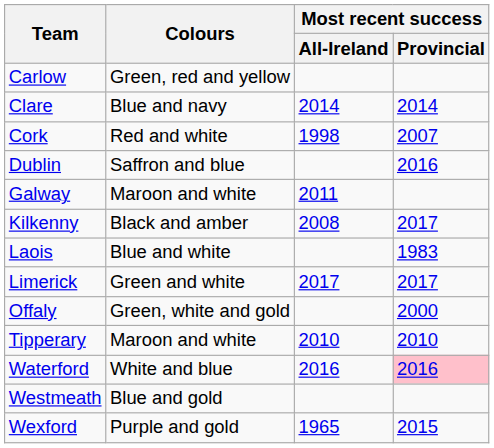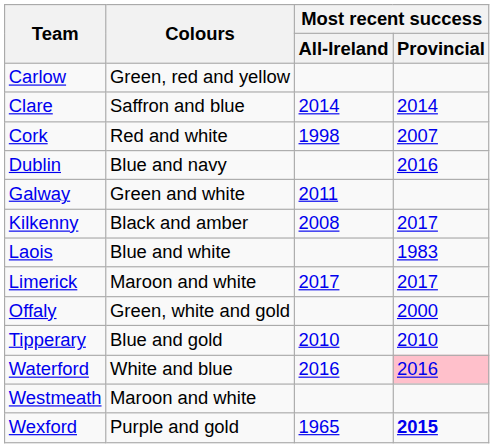(168, 106) Blue and navy -> (177, 106) Saffron and blue
(177, 164) Saffron and blue -> (168, 164) Blue and navy
(183, 194) Maroon and white -> (178, 194) Green and white
(178, 281) Green and white -> (183, 281) Maroon and white
(183, 340) Maroon and white -> (166, 340) Blue and gold
(166, 398) Blue and gold -> (183, 398) Maroon and white
(417, 427) normal -> (417, 427) bold
